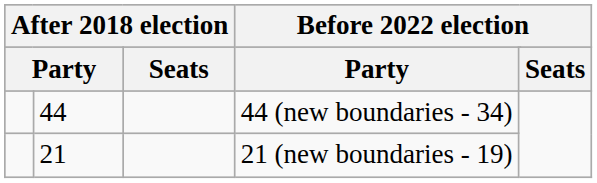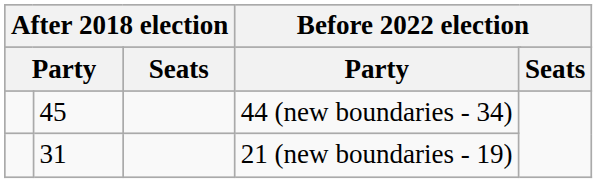(53, 111) 44 -> (53, 111) 45
(53, 154) 21 -> (53, 154) 31
